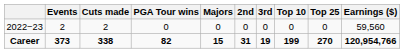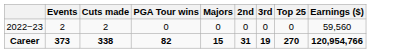- column: (291, 12)
